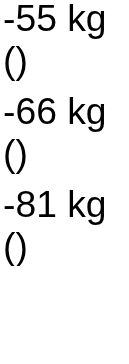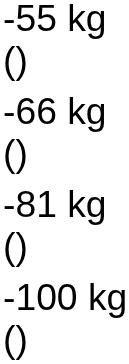+ row: (65, 318)
